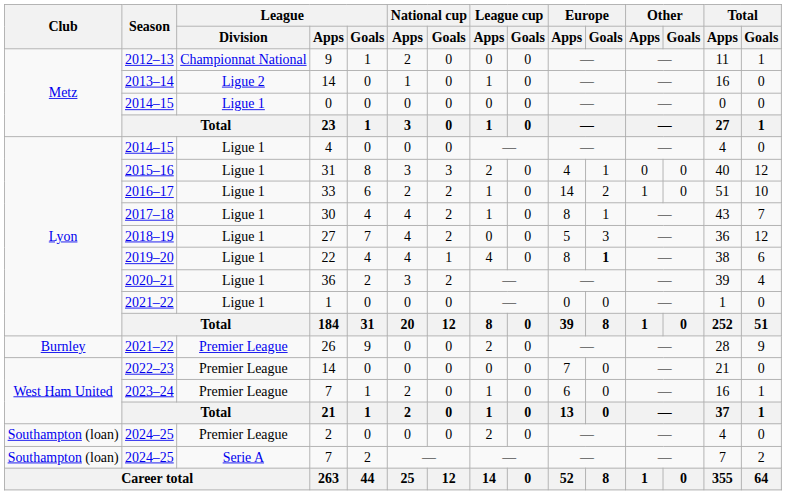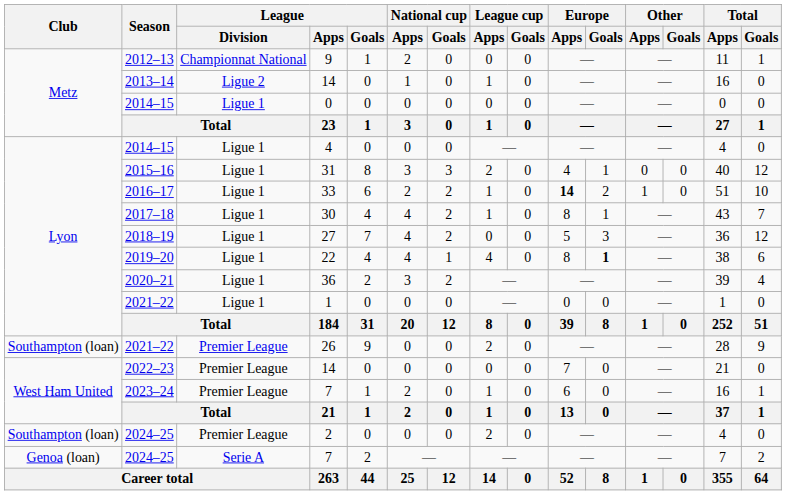(567, 192) normal -> (567, 192) bold
(63, 346) Burnley -> (63, 346) Southampton (loan)
(63, 457) Southampton (loan) -> (63, 457) Genoa (loan)
